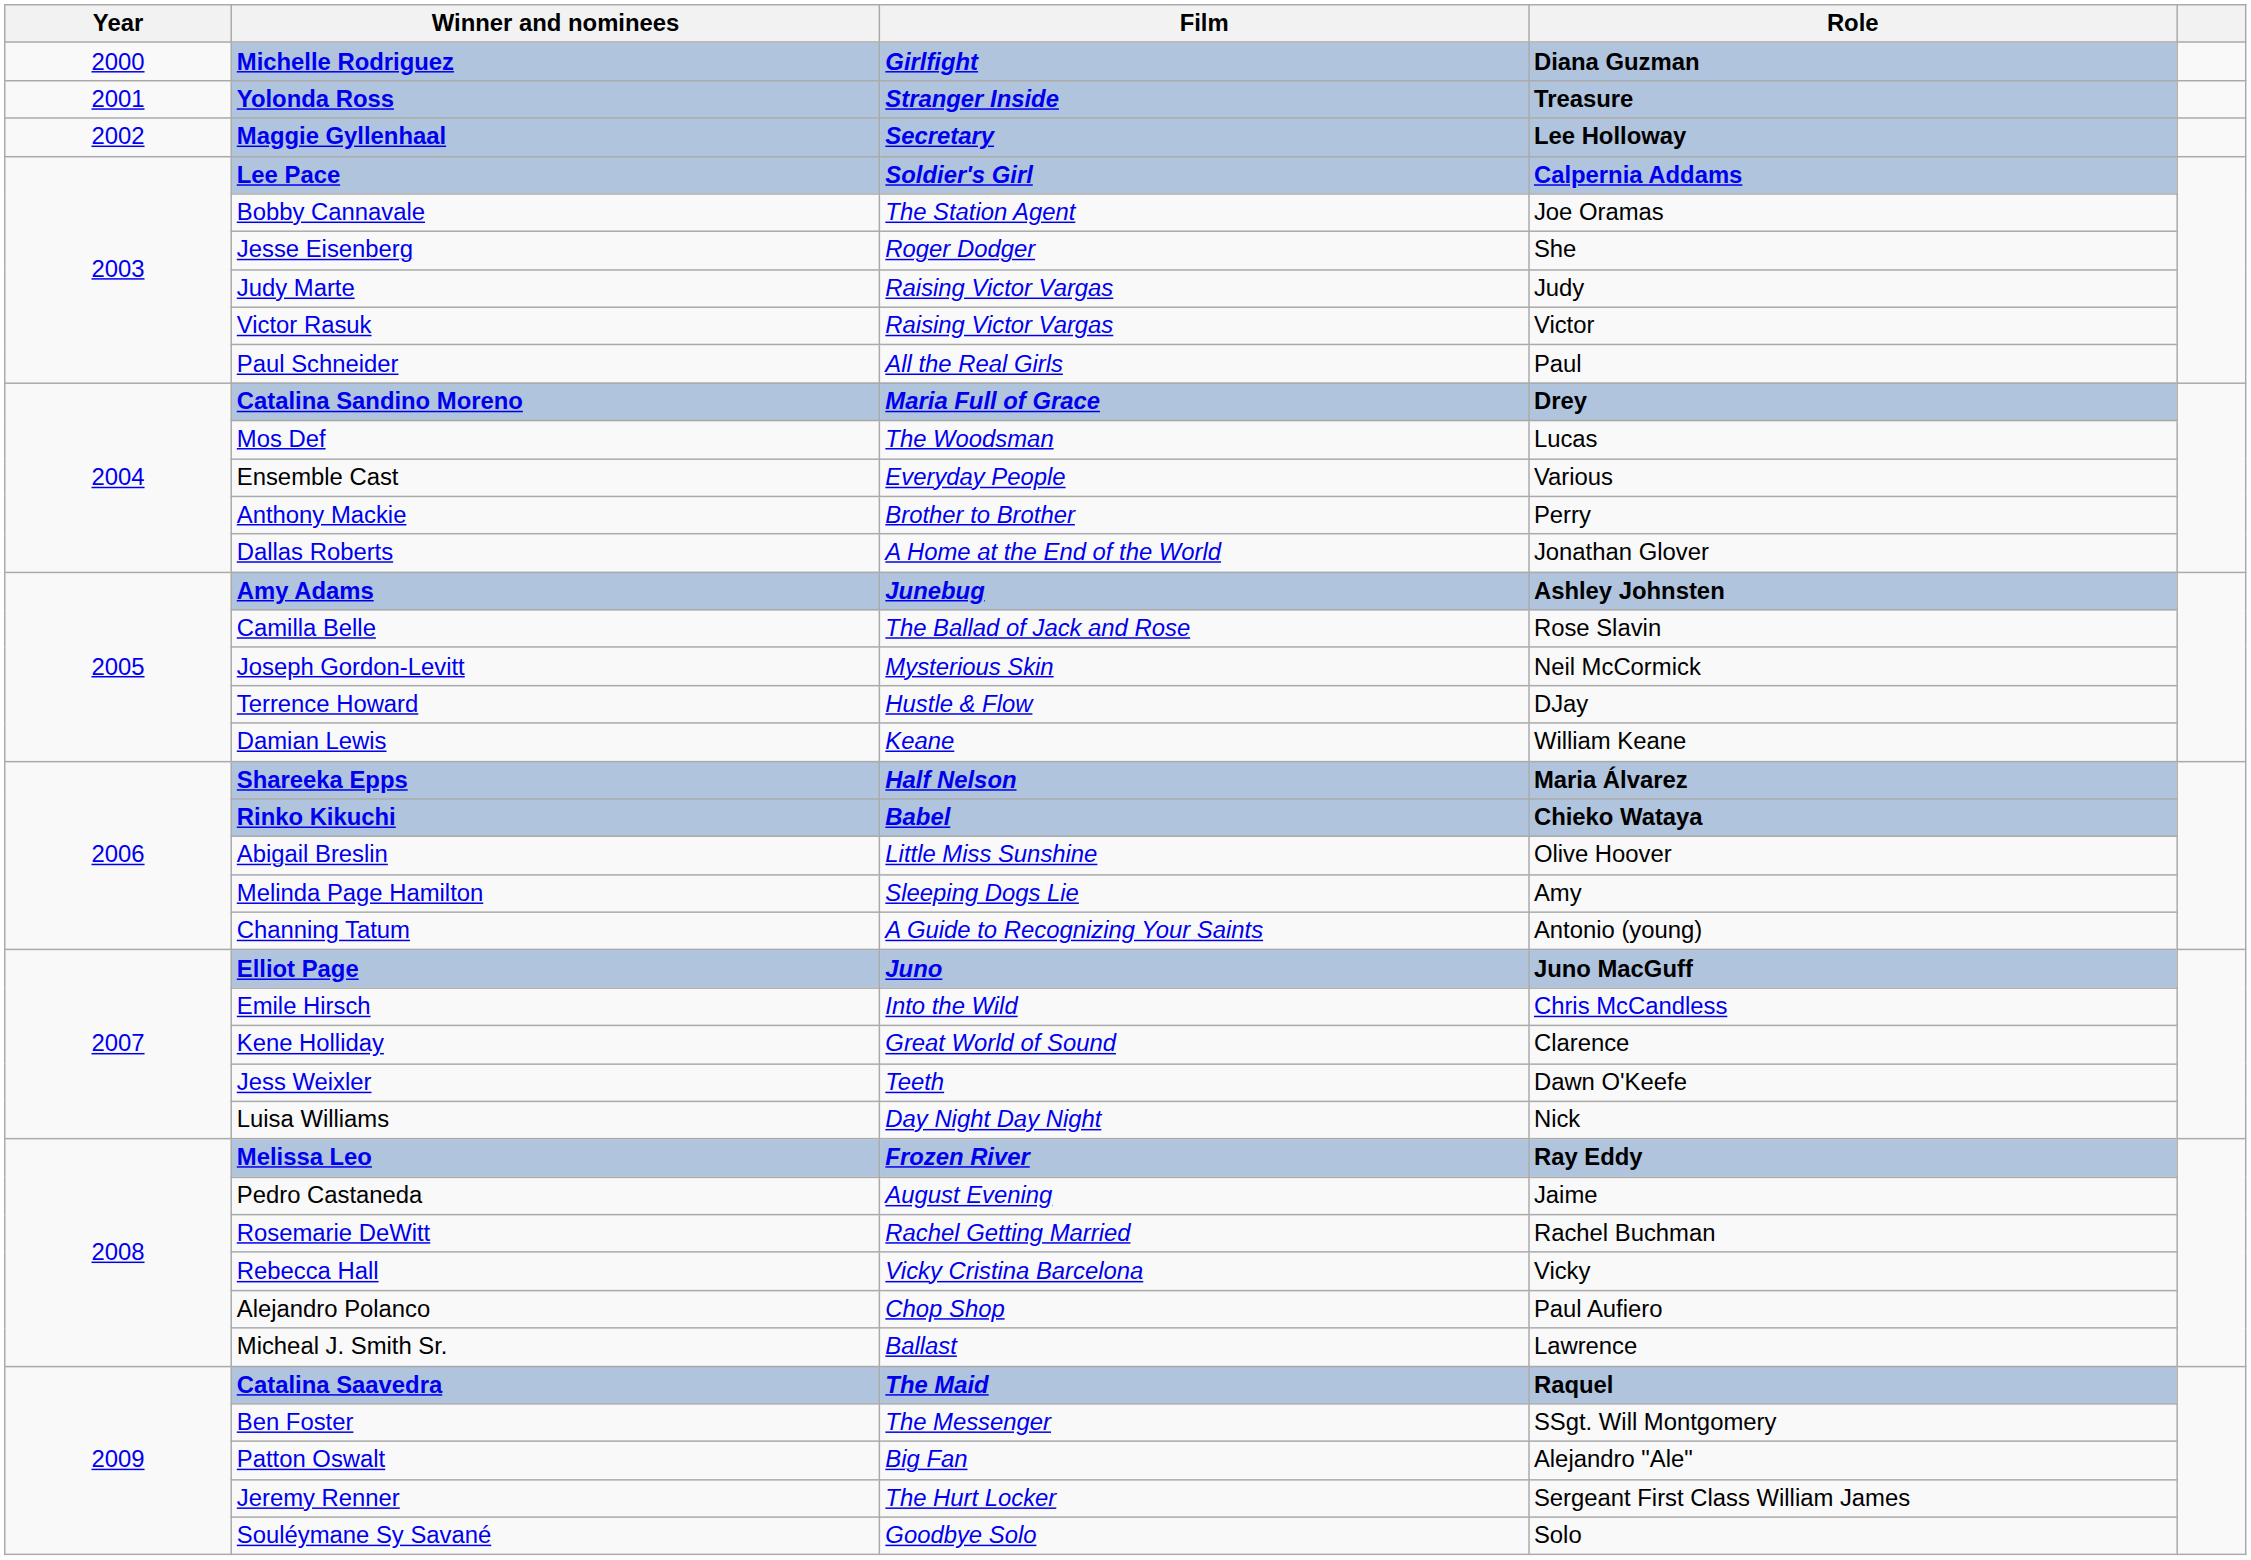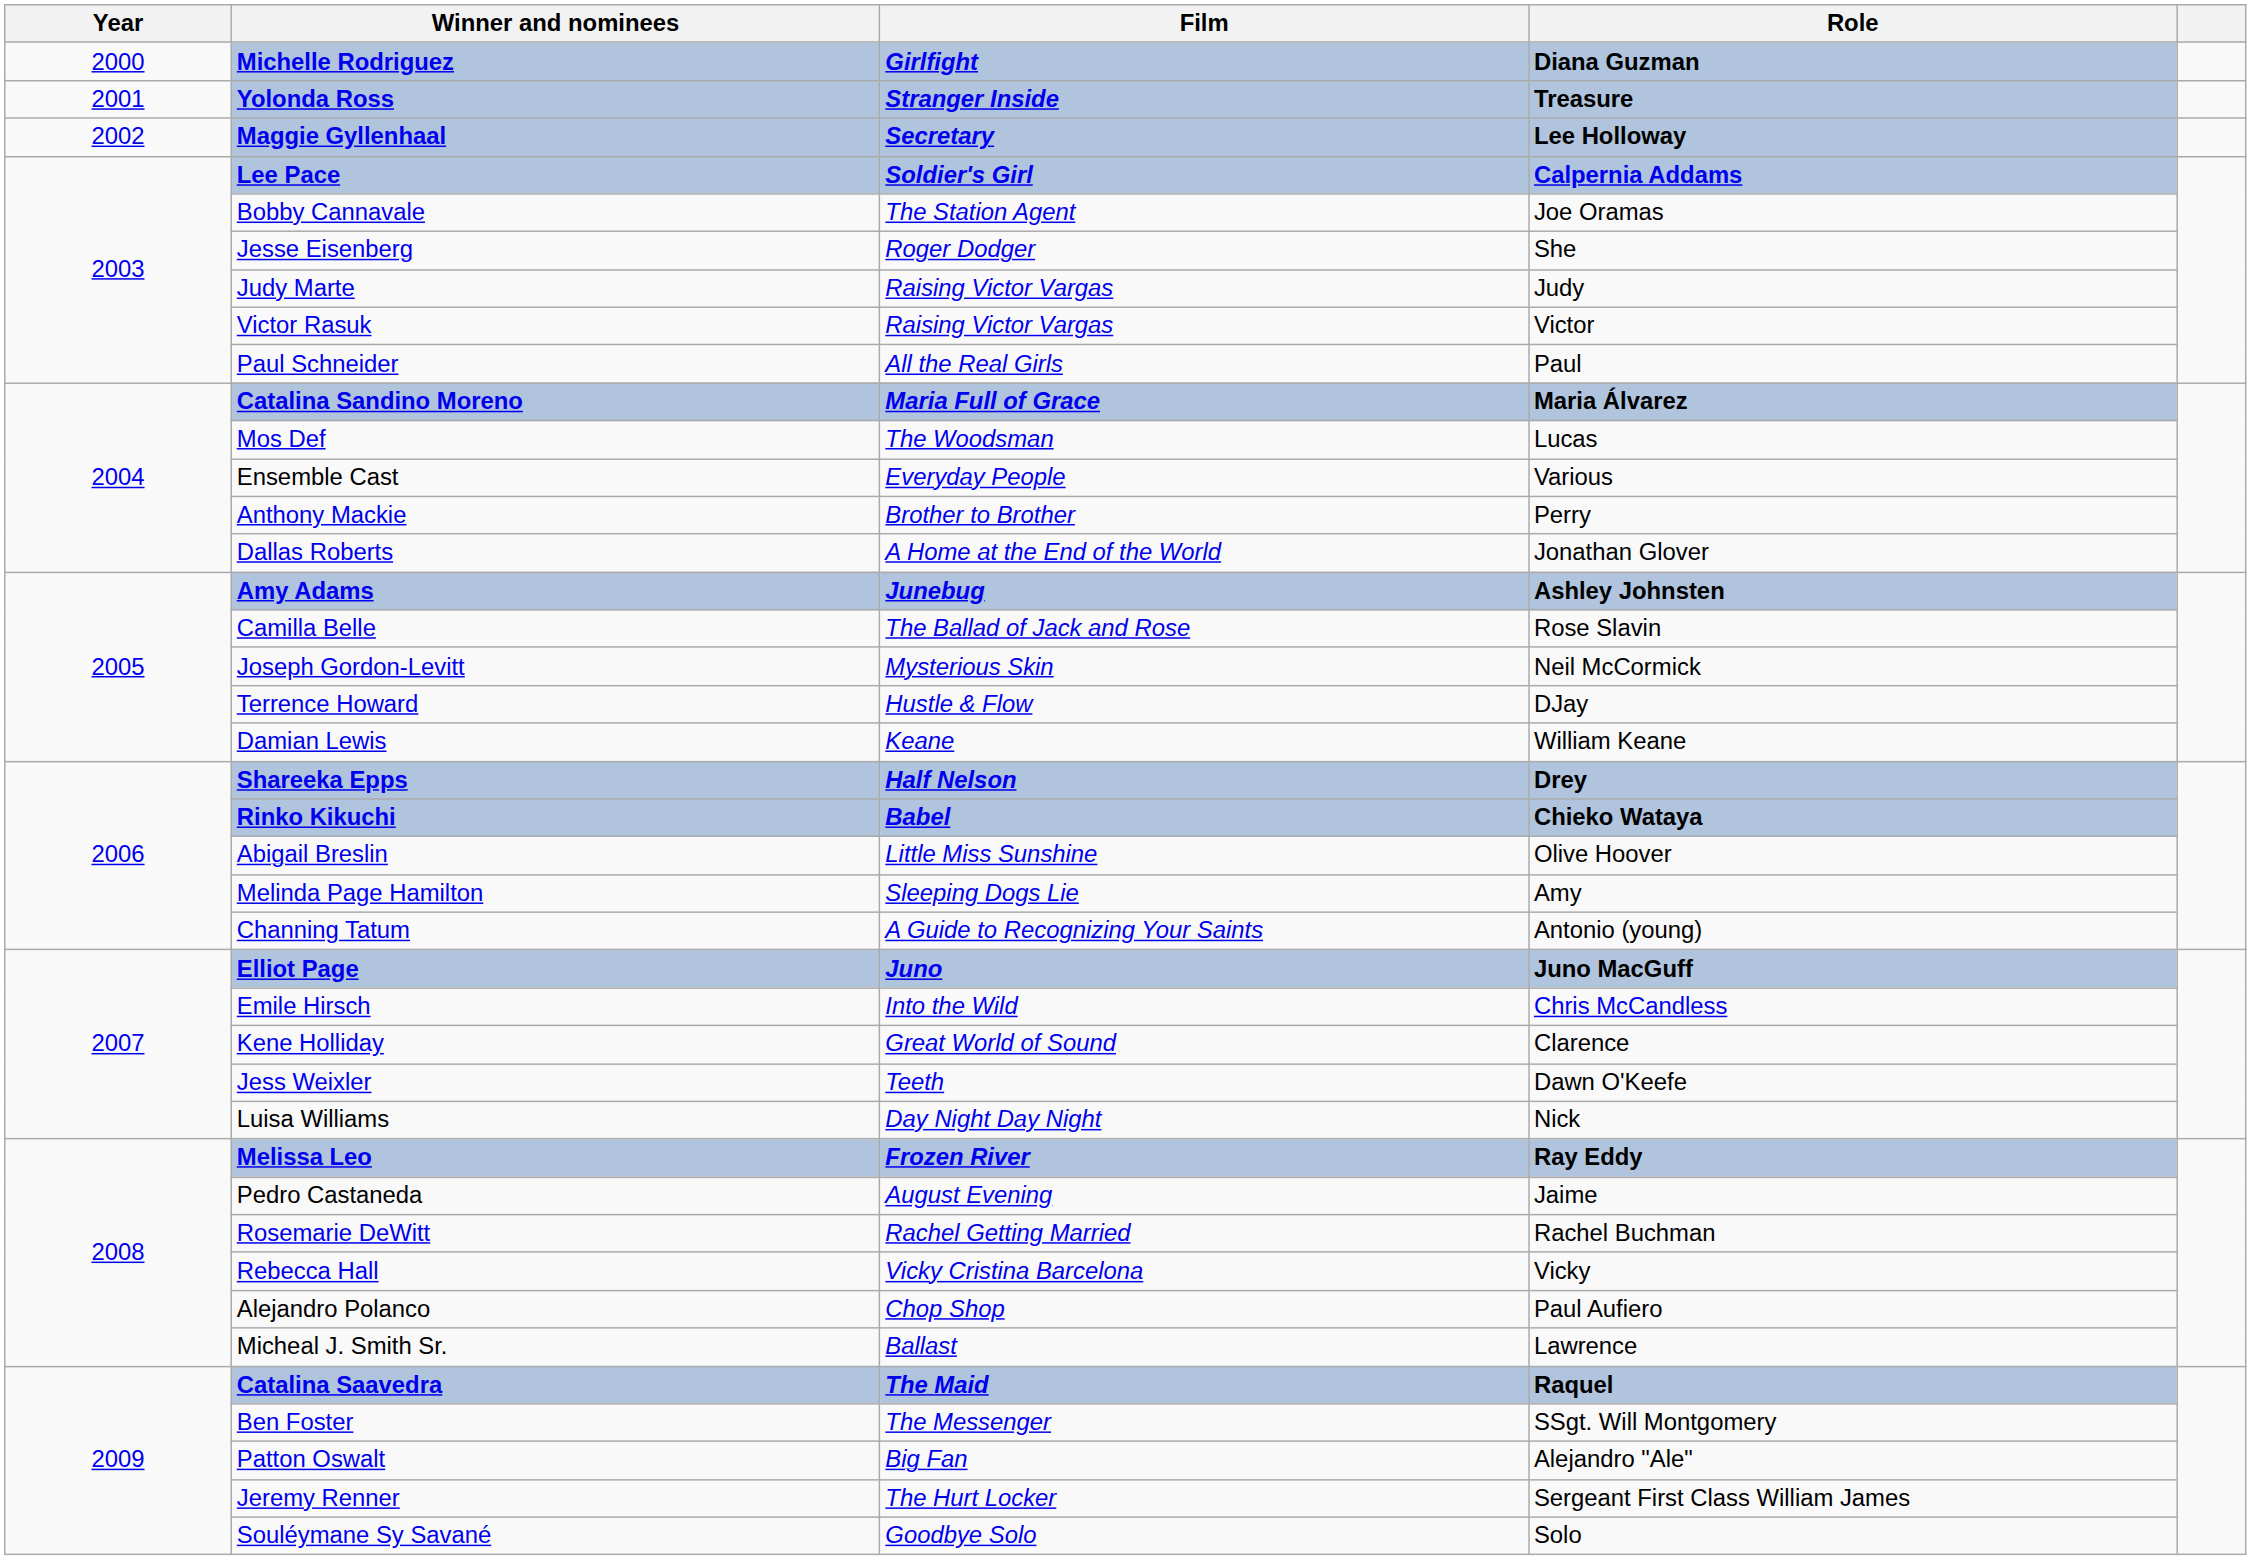(1560, 401) Drey -> (1611, 401) Maria Álvarez
(1611, 779) Maria Álvarez -> (1560, 779) Drey
